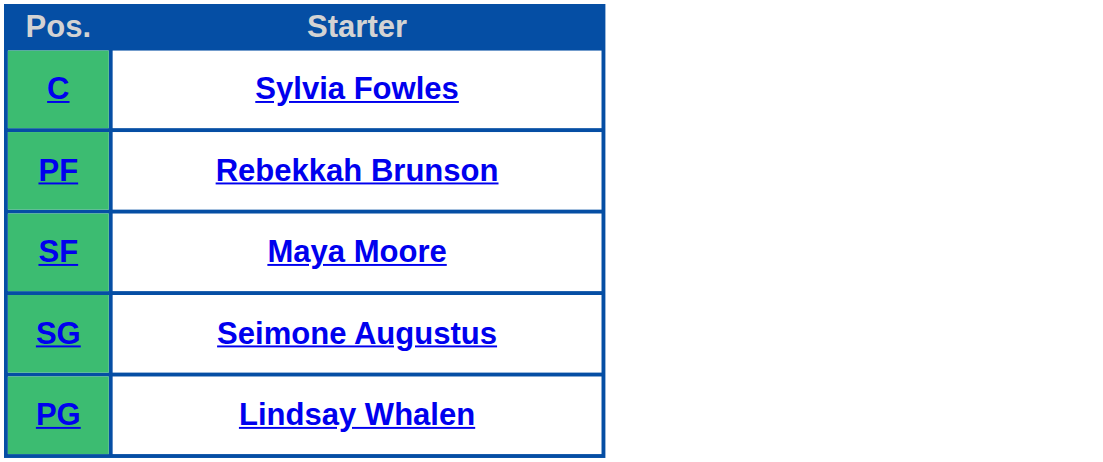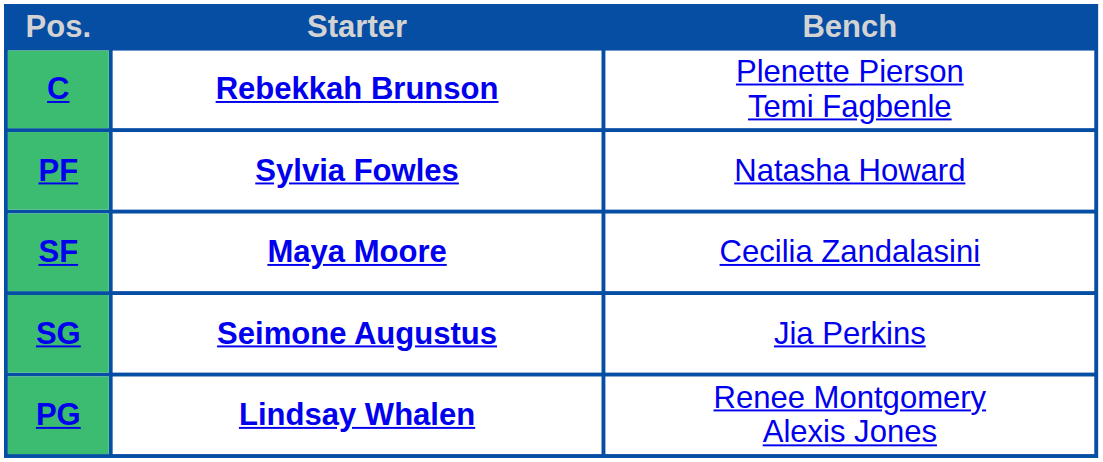+ column: (850, 26)
(357, 88) Sylvia Fowles -> (357, 88) Rebekkah Brunson
(357, 170) Rebekkah Brunson -> (357, 170) Sylvia Fowles
